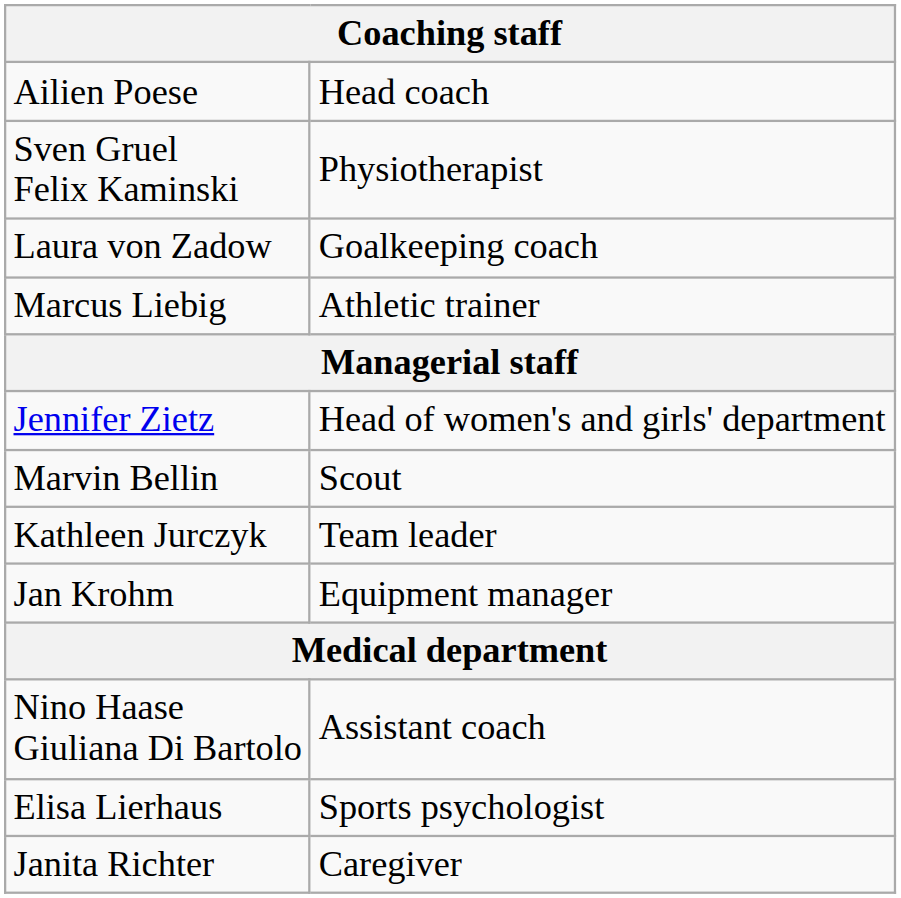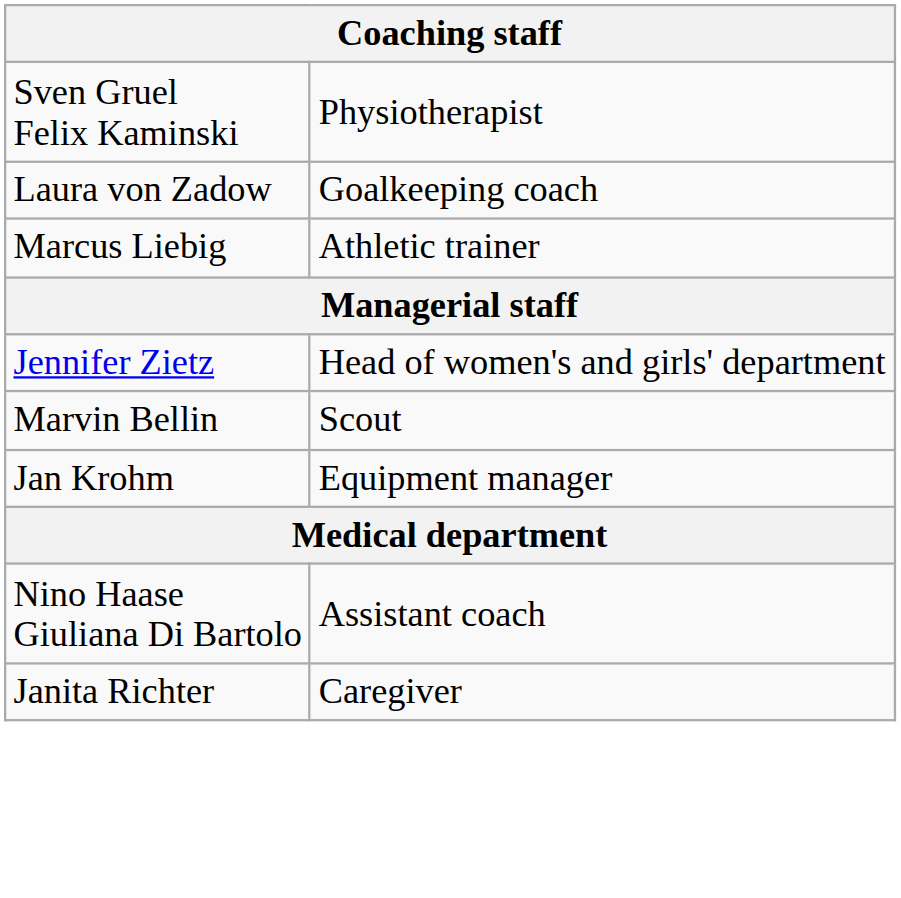- row: (106, 90)
- row: (140, 534)
- row: (118, 806)
